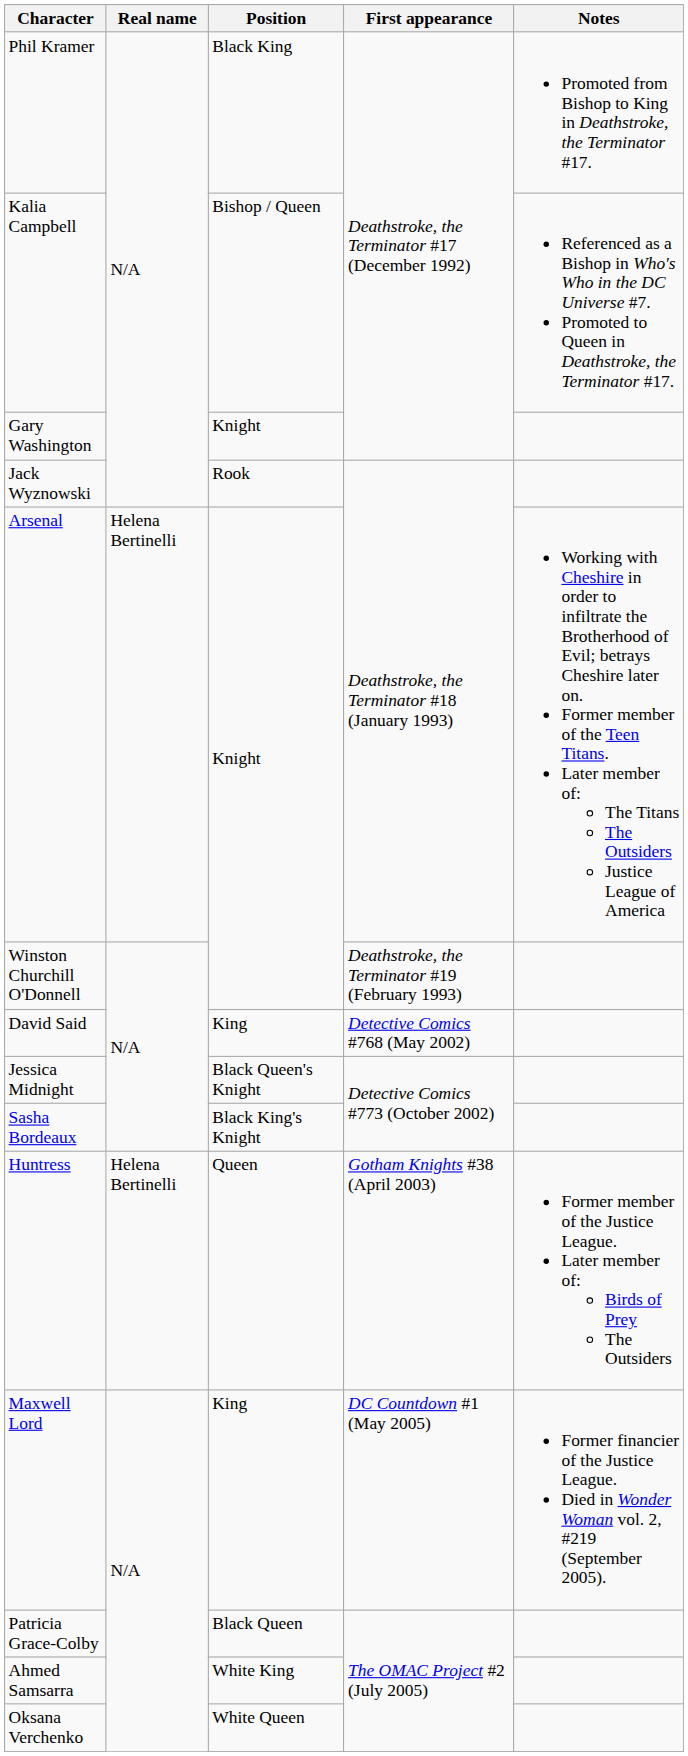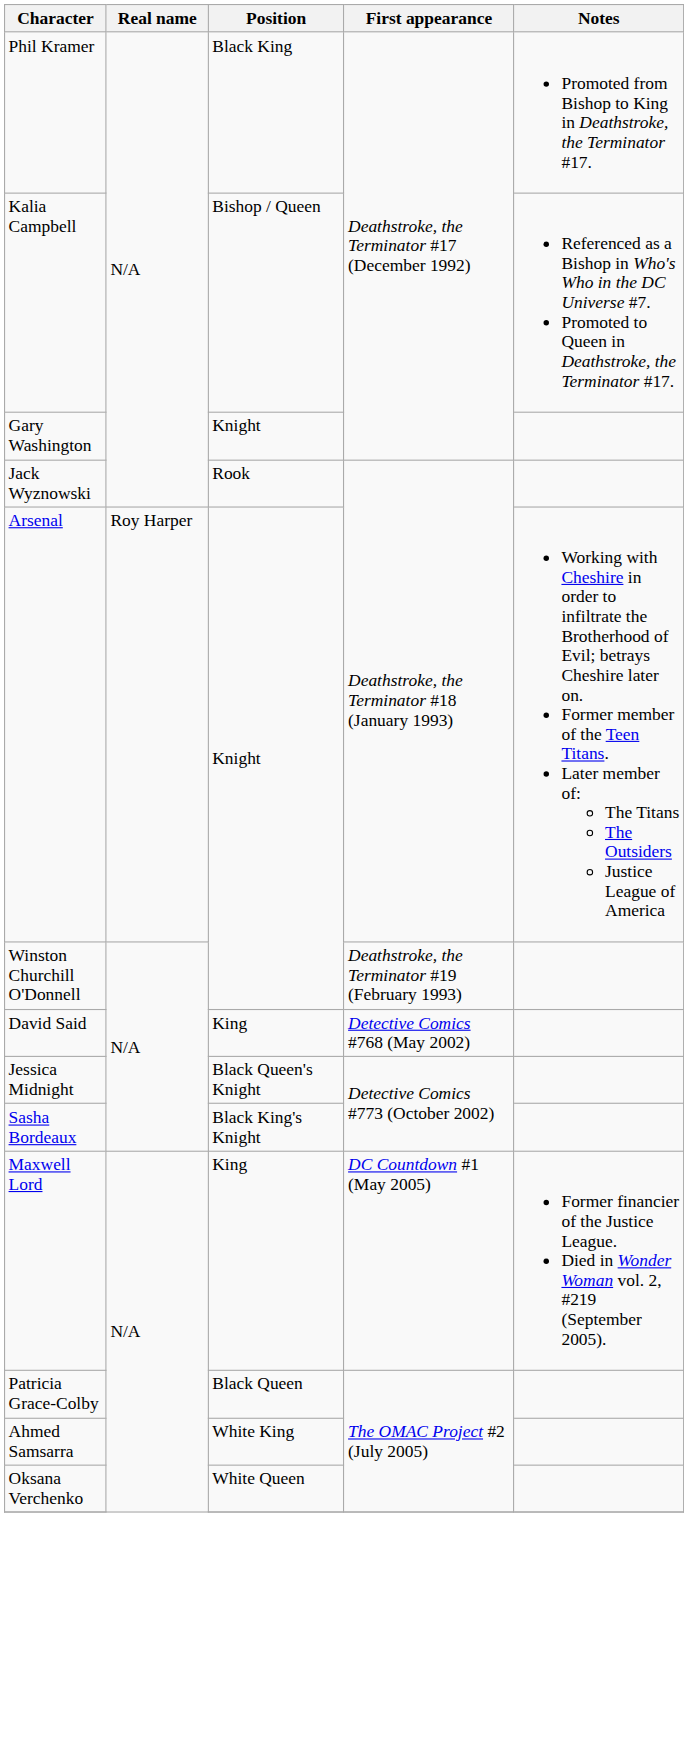(143, 530) Helena Bertinelli -> (151, 520) Roy Harper
- row: (40, 1164)
